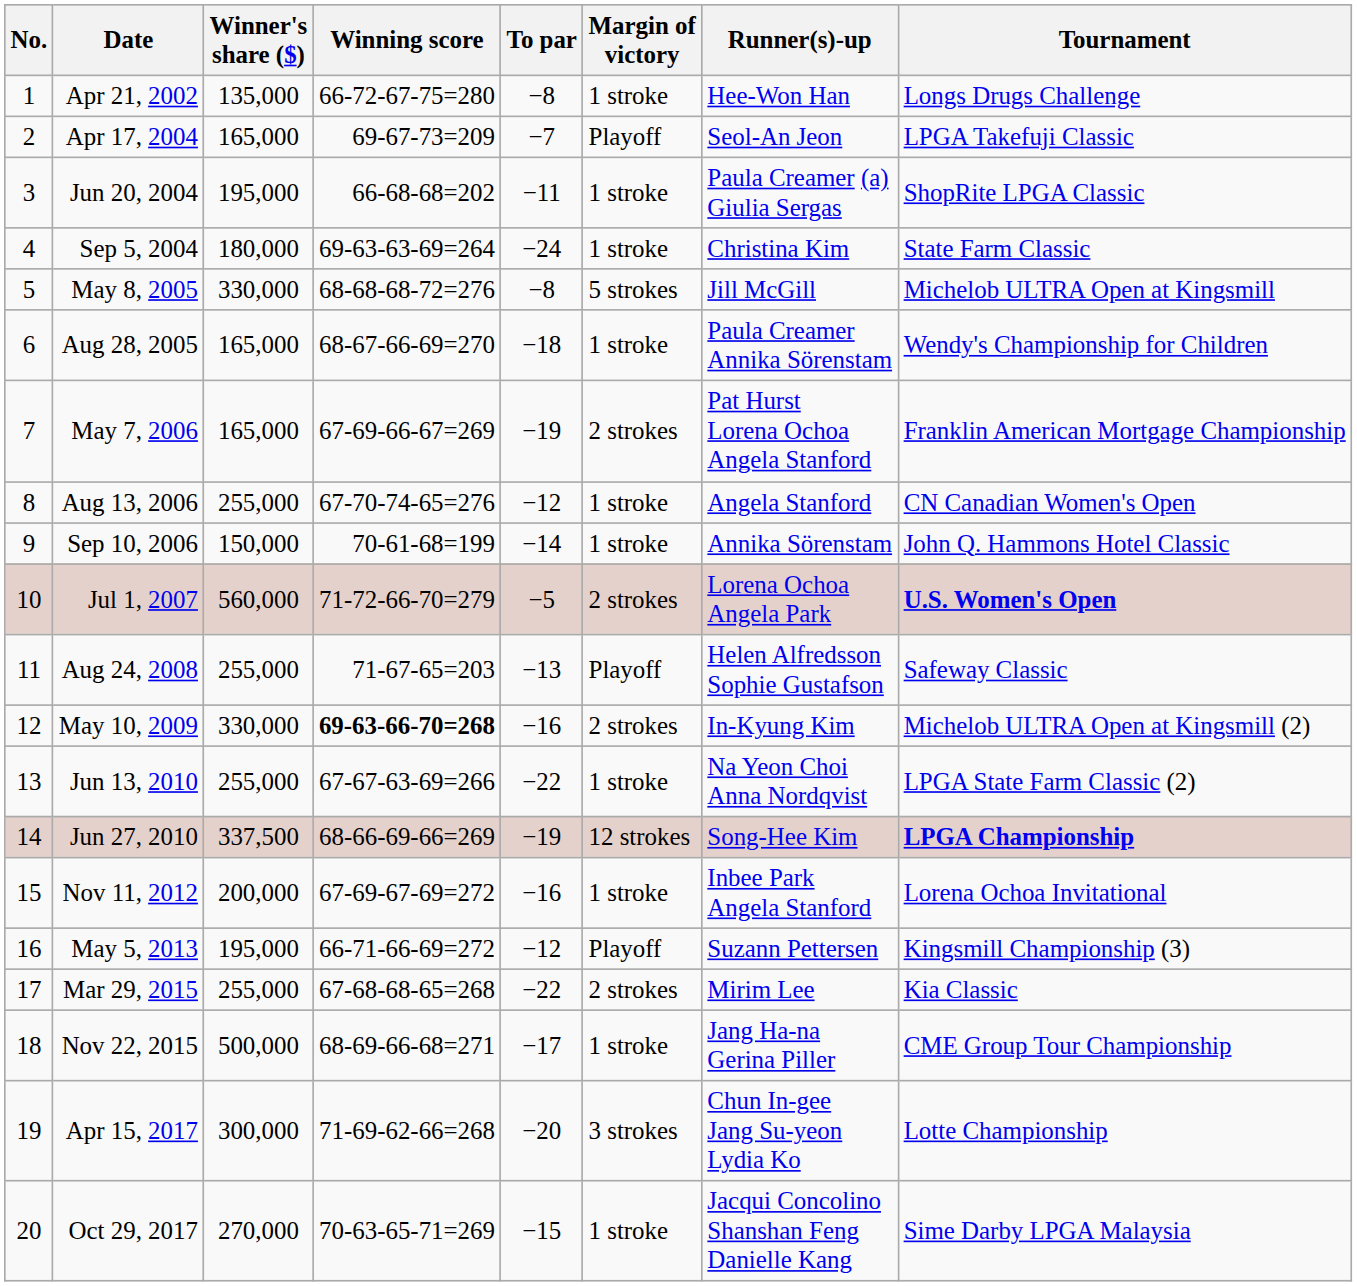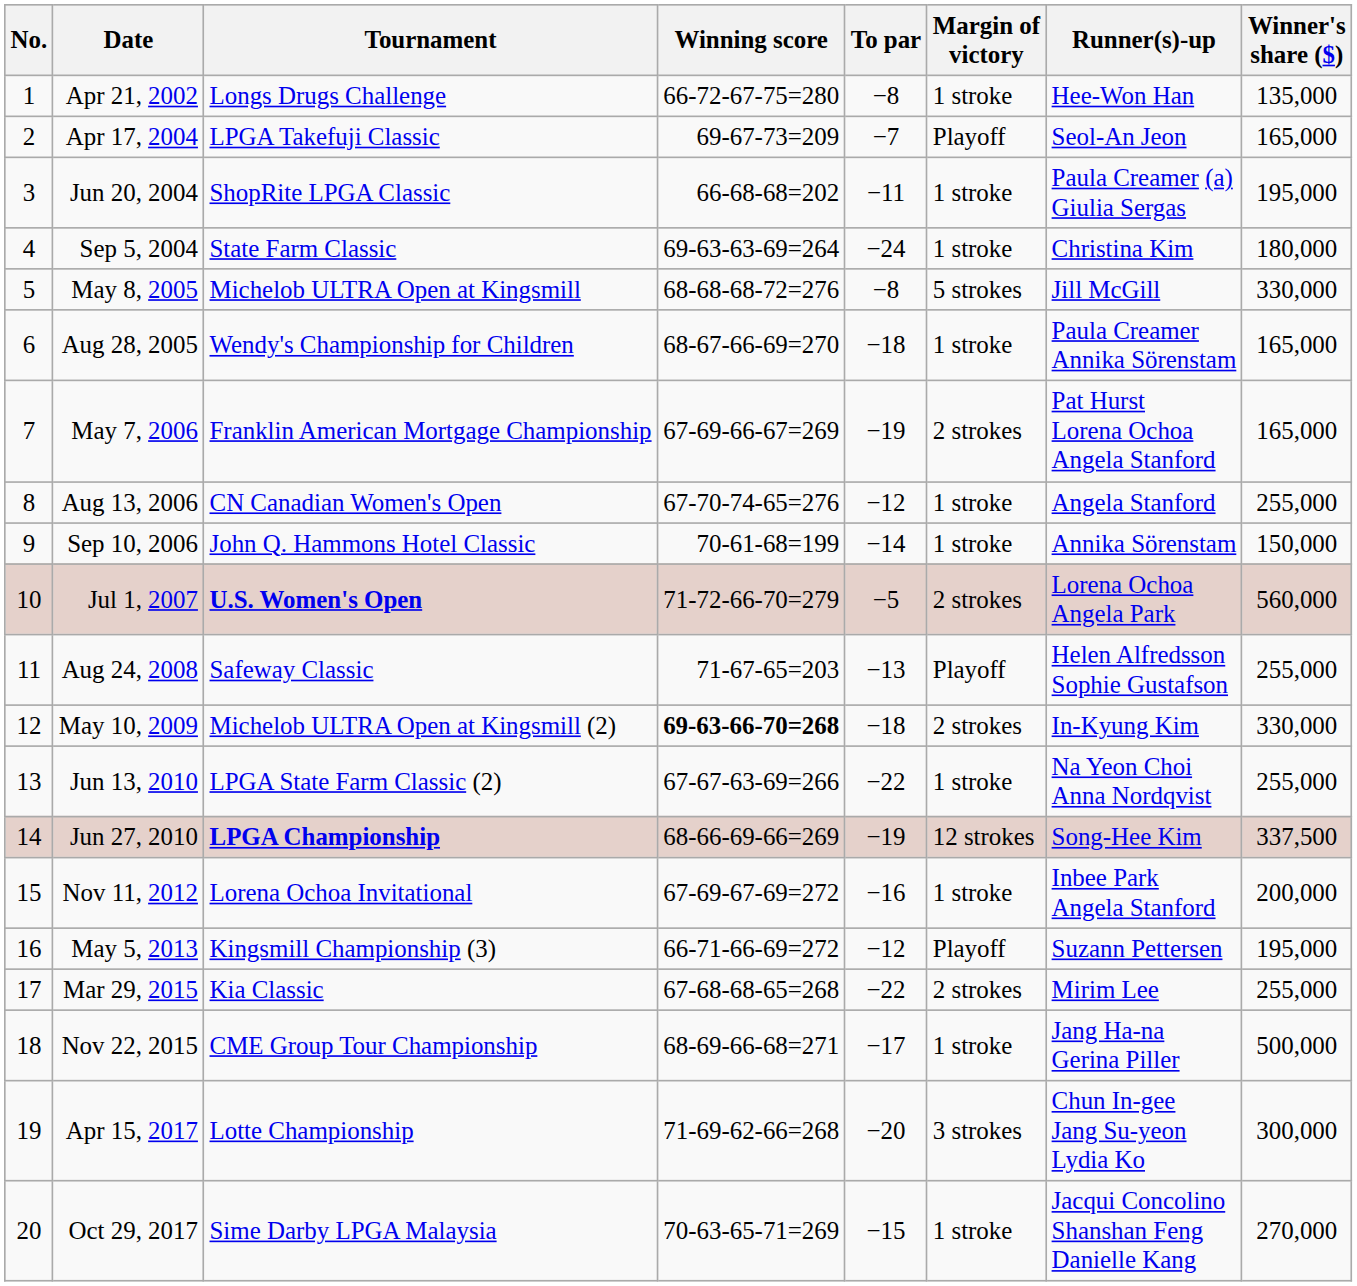columns swapped: (1125, 39) <-> (258, 39)
(542, 725) −16 -> (886, 725) −18
